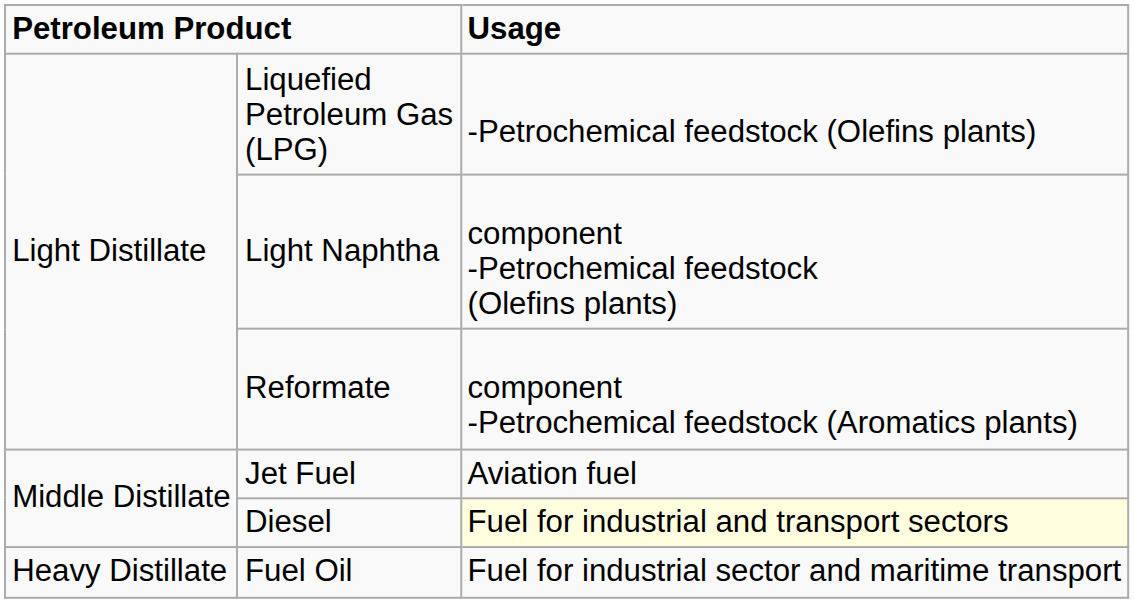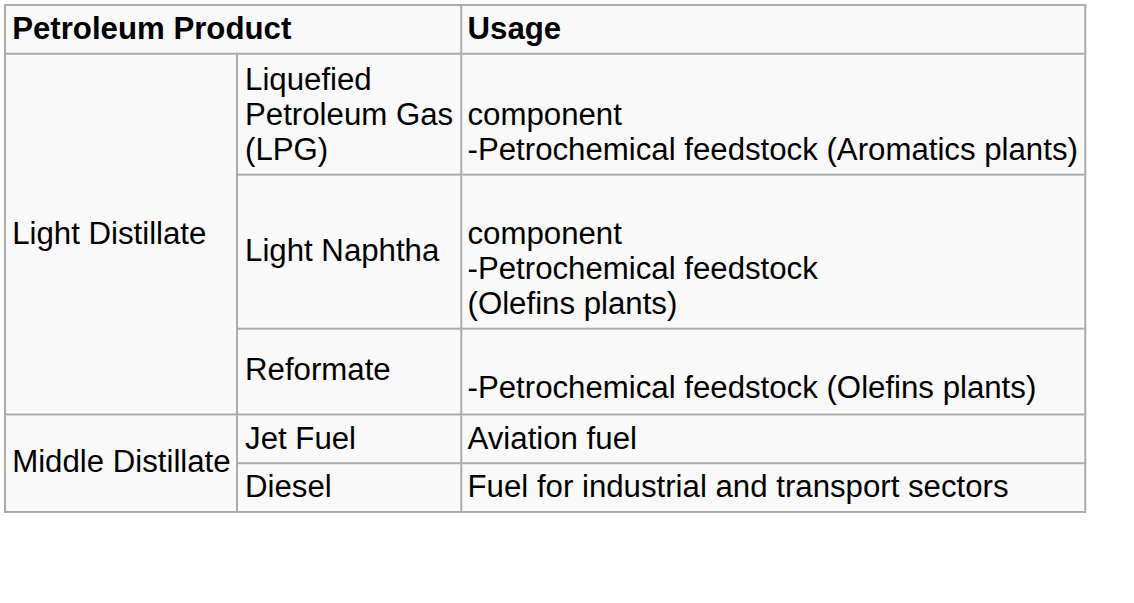(752, 131) -Petrochemical feedstock (Olefins plants) -> (773, 131) component -Petrochemical feedstock (Aromatics plants)
(773, 405) component -Petrochemical feedstock (Aromatics plants) -> (752, 388) -Petrochemical feedstock (Olefins plants)
(738, 522) lightyellow background -> (738, 487) no background
- row: (299, 571)
